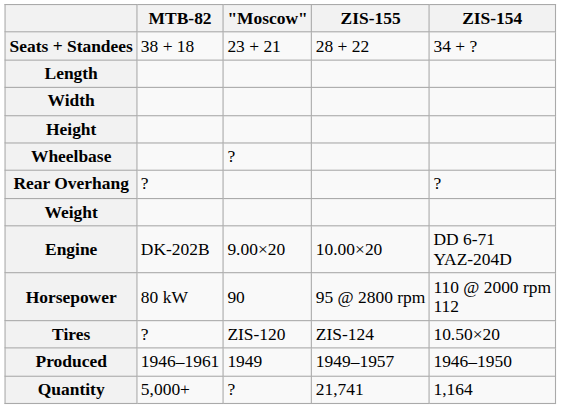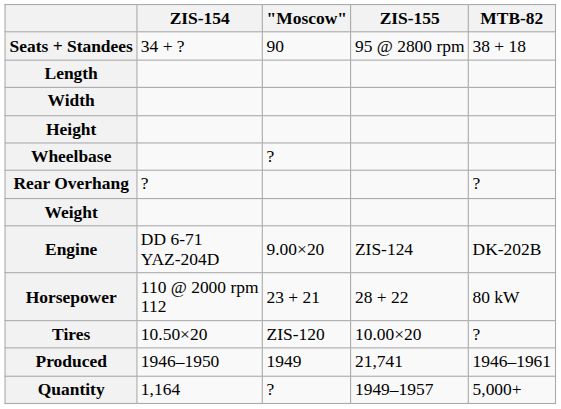columns swapped: (492, 18) <-> (180, 18)
(254, 45) 23 + 21 -> (275, 45) 90
(343, 45) 28 + 22 -> (410, 45) 95 @ 2800 rpm
(349, 249) 10.00×20 -> (384, 249) ZIS-124
(236, 296) 90 -> (293, 296) 23 + 21
(371, 296) 95 @ 2800 rpm -> (382, 296) 28 + 22
(345, 334) ZIS-124 -> (388, 334) 10.00×20
(355, 361) 1949–1957 -> (379, 361) 21,741
(340, 389) 21,741 -> (394, 389) 1949–1957
